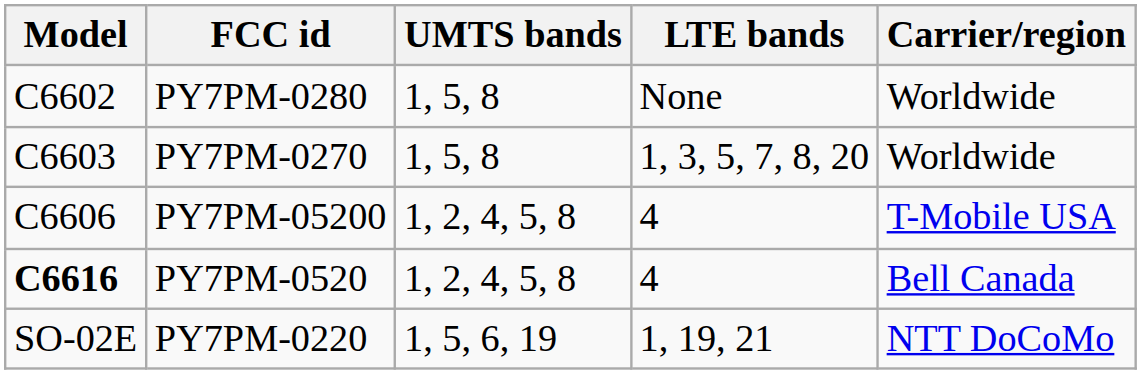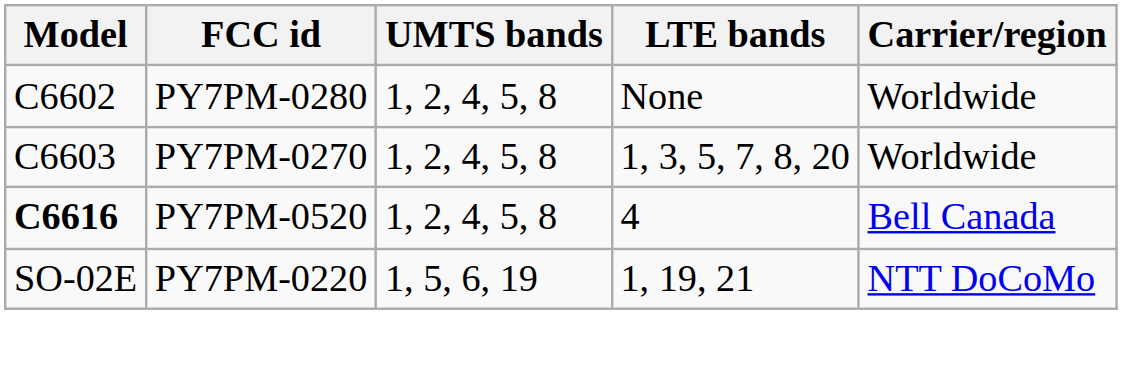(452, 95) 1, 5, 8 -> (471, 95) 1, 2, 4, 5, 8
(452, 156) 1, 5, 8 -> (471, 156) 1, 2, 4, 5, 8
- row: (271, 216)
